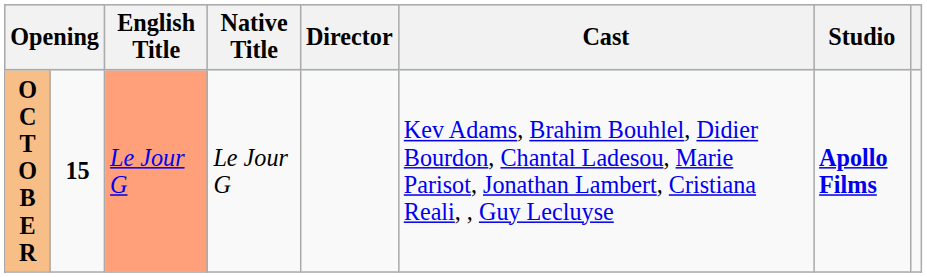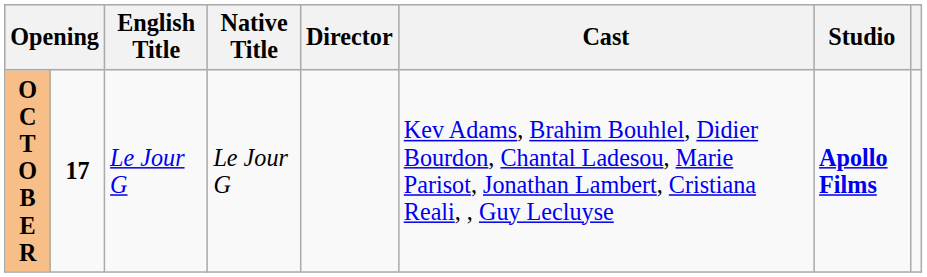(78, 170) 15 -> (78, 170) 17
(147, 170) lightsalmon background -> (147, 170) no background
